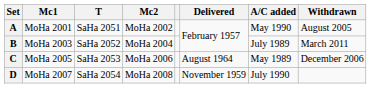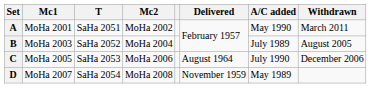(326, 28) August 2005 -> (325, 28) March 2011
(325, 43) March 2011 -> (326, 43) August 2005
(271, 59) May 1989 -> (270, 59) July 1990
(270, 75) July 1990 -> (271, 75) May 1989
